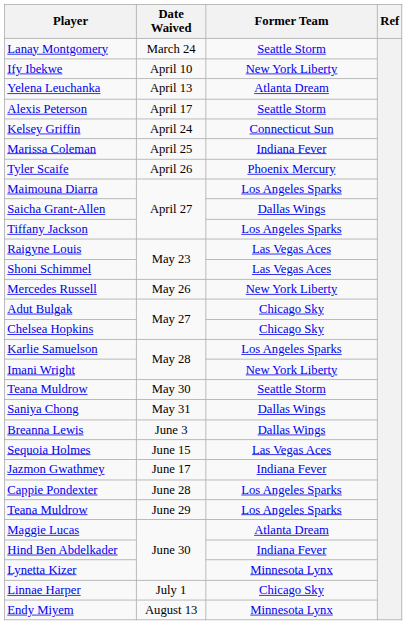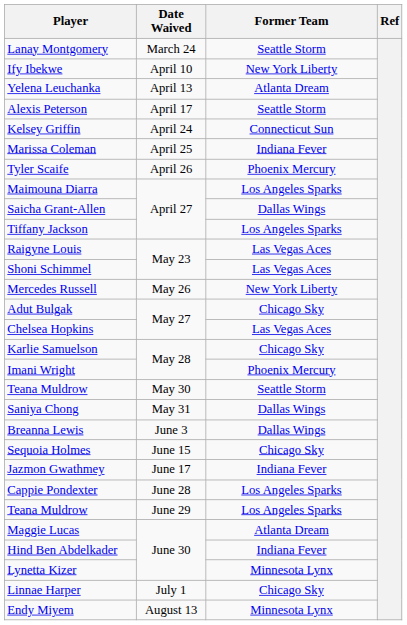(292, 329) Chicago Sky -> (292, 329) Las Vegas Aces
(292, 349) Los Angeles Sparks -> (292, 349) Chicago Sky
(292, 369) New York Liberty -> (292, 369) Phoenix Mercury
(292, 449) Las Vegas Aces -> (292, 449) Chicago Sky
